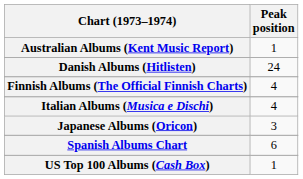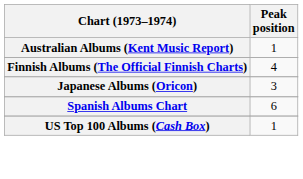- row: (127, 67)
- row: (127, 106)
